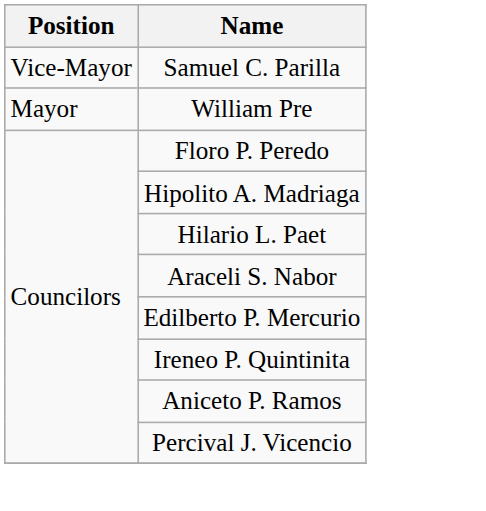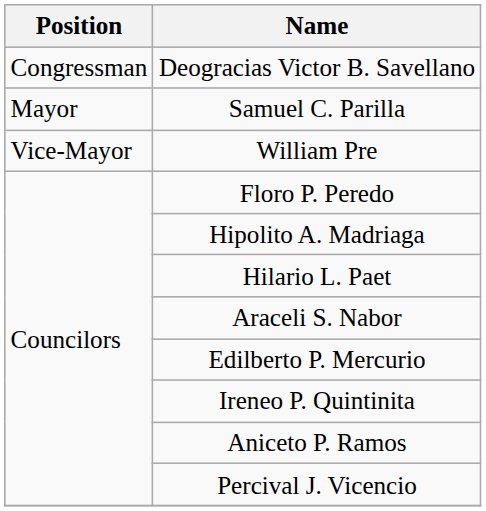+ row: (317, 67)
(71, 67) Vice-Mayor -> (44, 109) Mayor
(44, 109) Mayor -> (71, 151) Vice-Mayor
